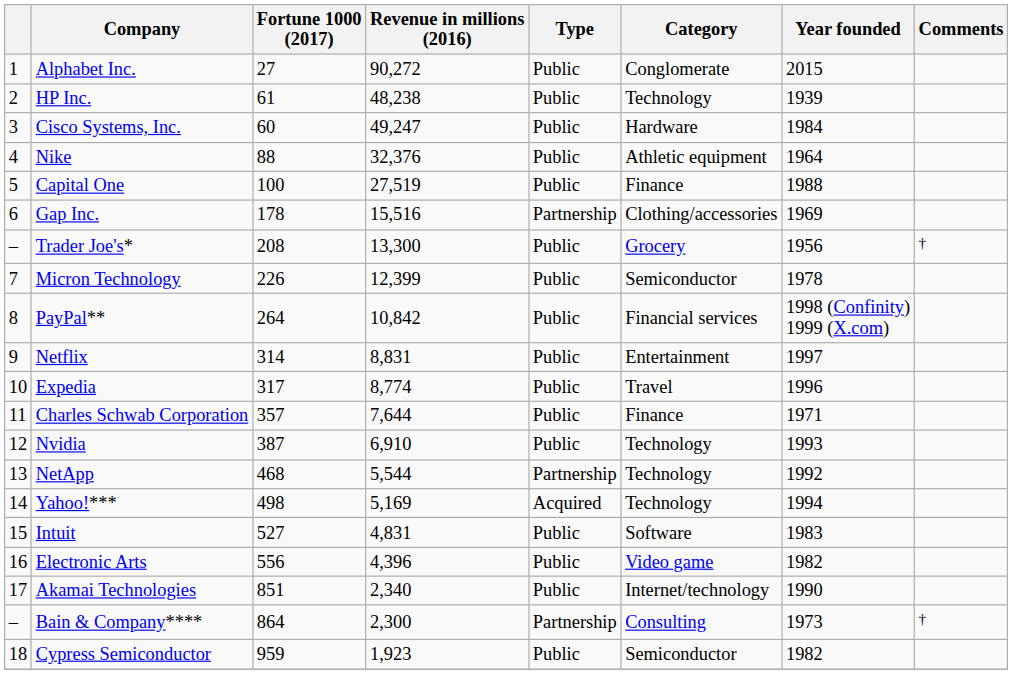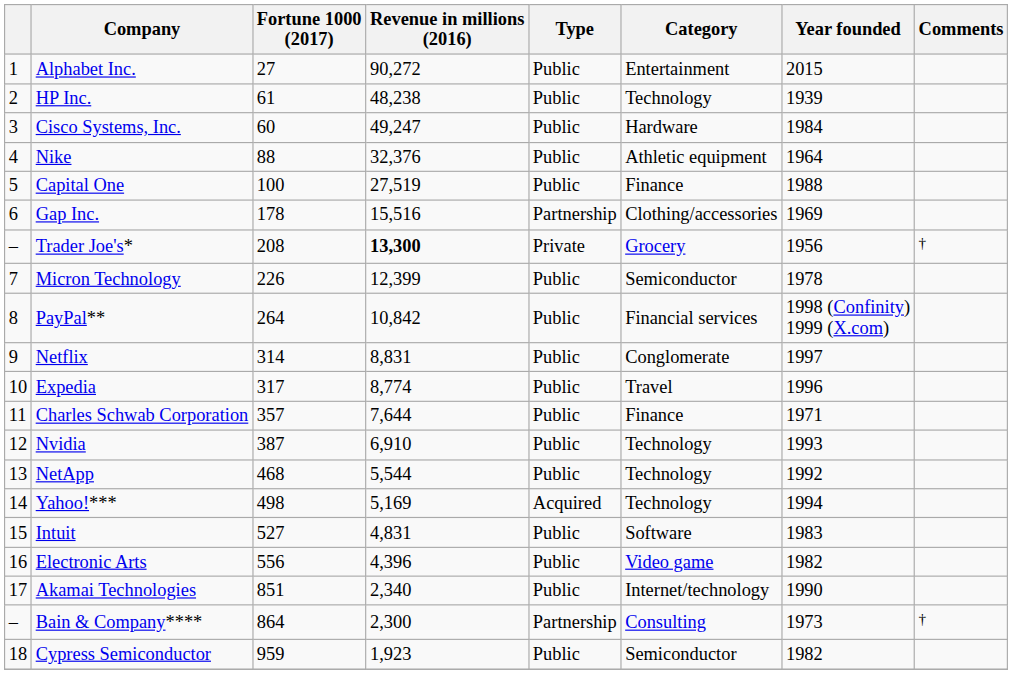(677, 68) Conglomerate -> (677, 68) Entertainment
(395, 246) normal -> (395, 246) bold
(556, 246) Public -> (559, 246) Private
(677, 357) Entertainment -> (677, 357) Conglomerate
(575, 474) Partnership -> (556, 474) Public
